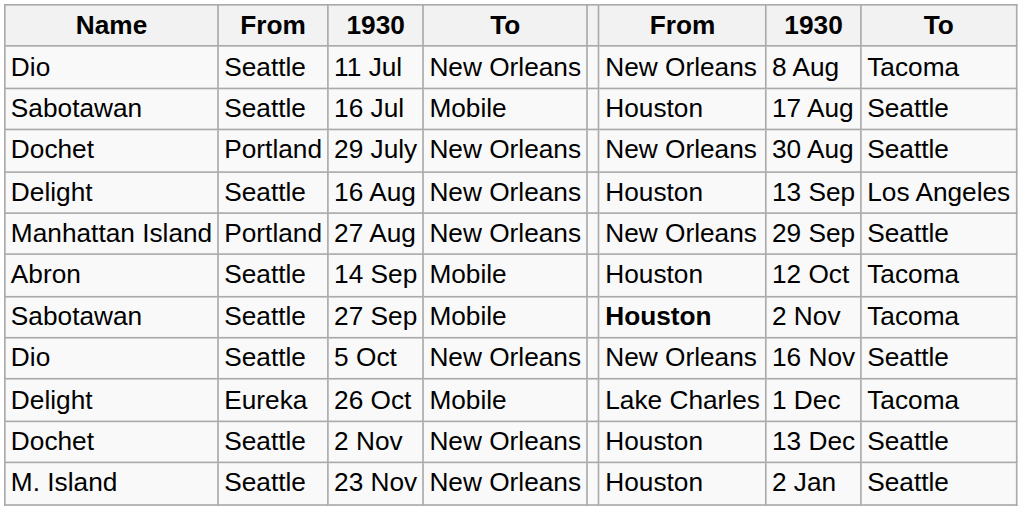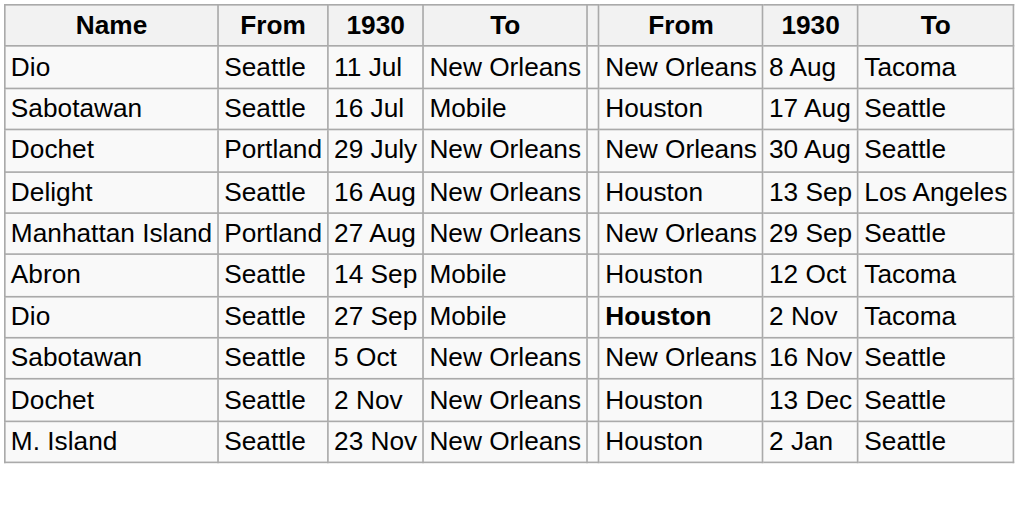(77, 316) Sabotawan -> (31, 316) Dio
(31, 358) Dio -> (77, 358) Sabotawan
- row: (373, 399)
